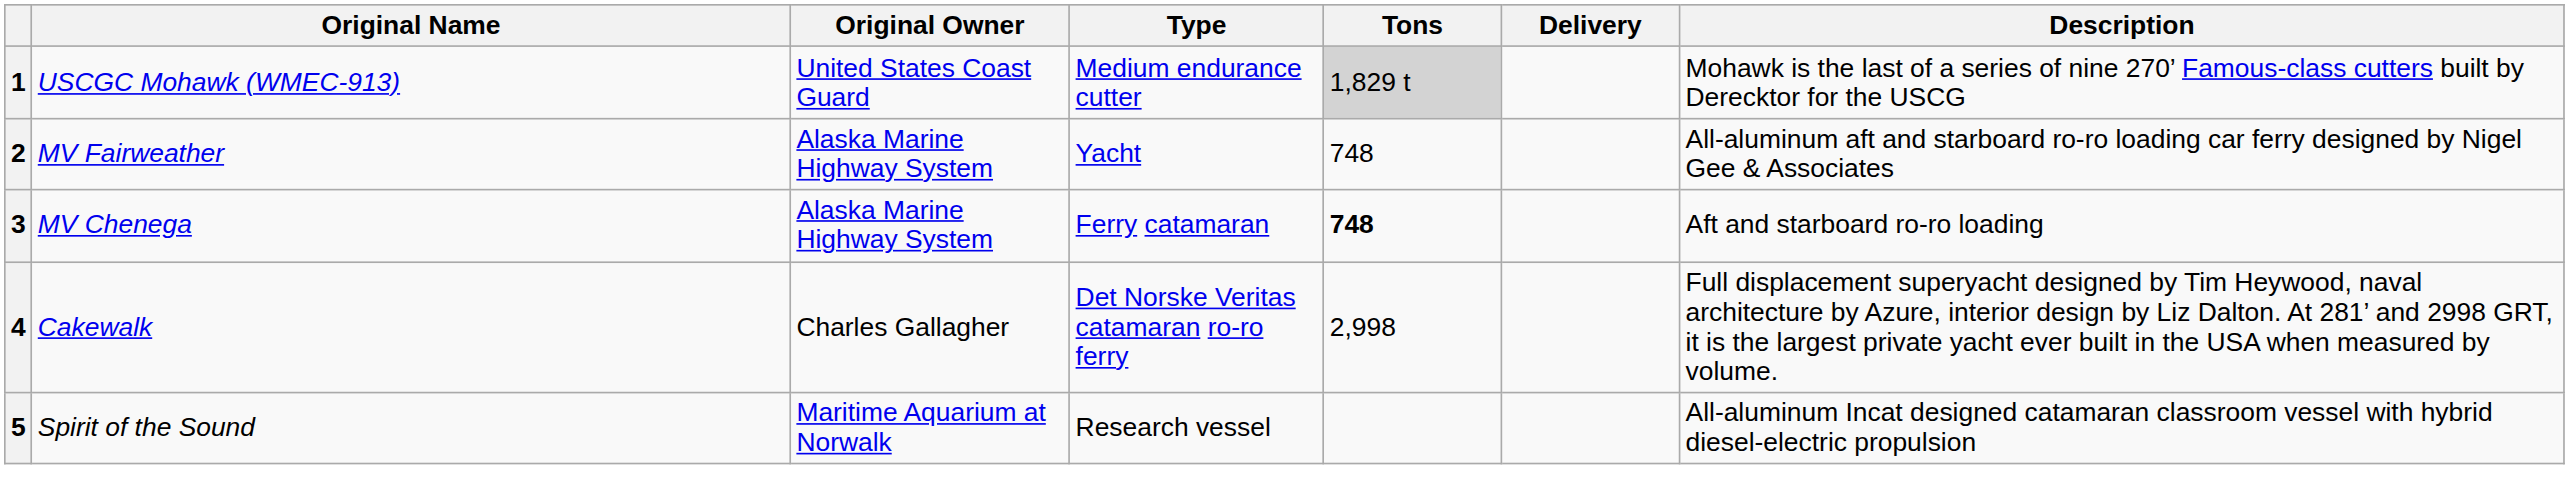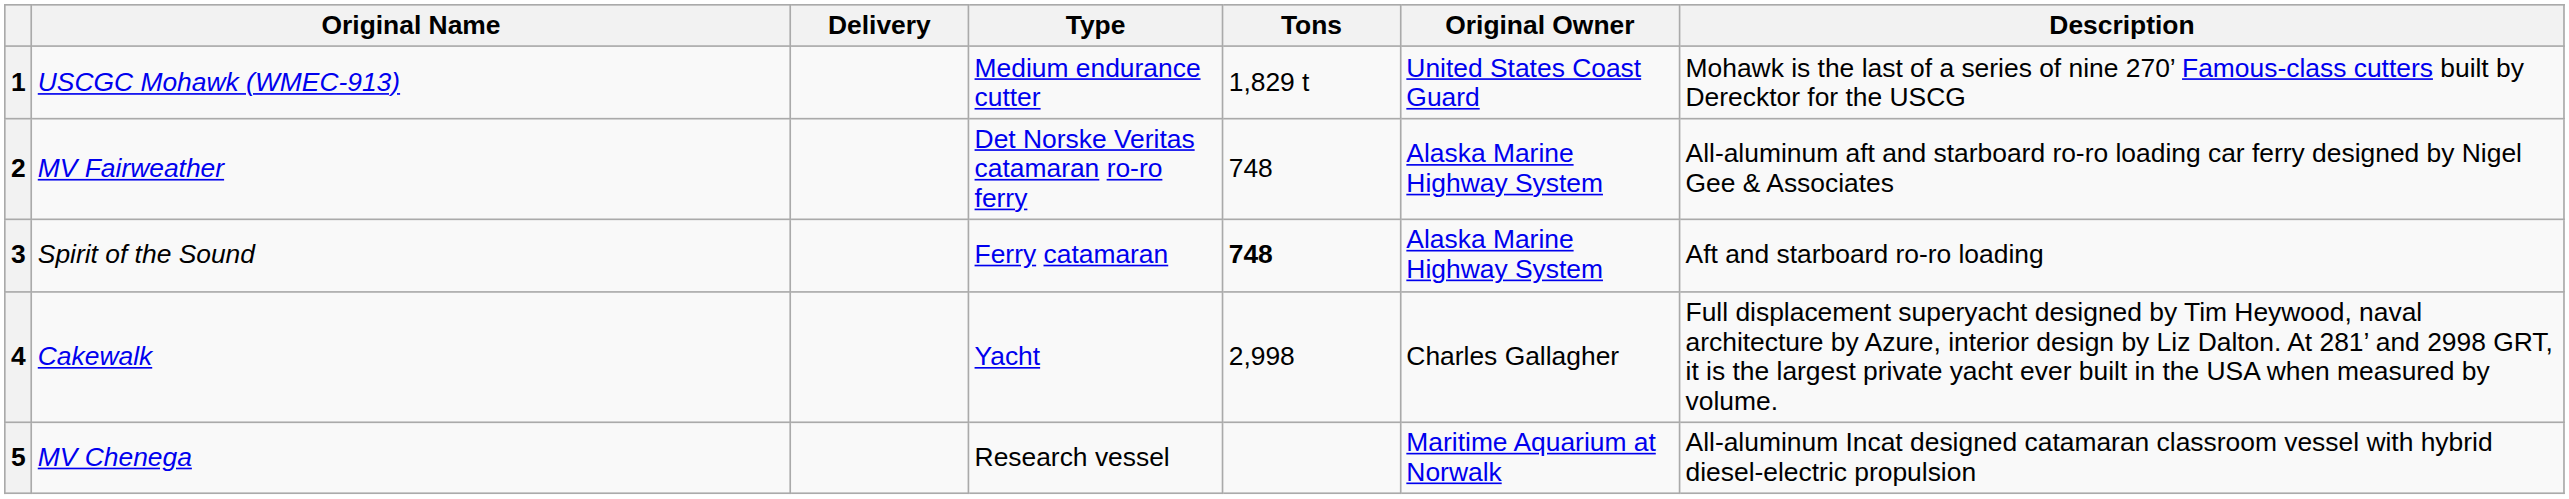columns swapped: (930, 25) <-> (1590, 25)
(1370, 82) lightgrey background -> (1269, 82) no background
(1108, 153) Yacht -> (1085, 168) Det Norske Veritas catamaran ro-ro ferry
(115, 225) MV Chenega -> (146, 254) Spirit of the Sound
(1186, 326) Det Norske Veritas catamaran ro-ro ferry -> (1007, 356) Yacht
(146, 427) Spirit of the Sound -> (115, 457) MV Chenega
